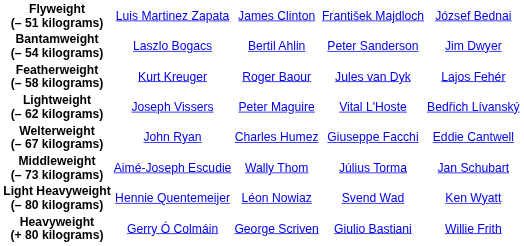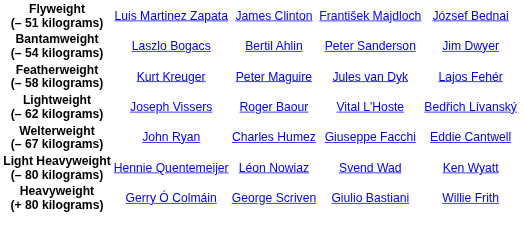(277, 76) Roger Baour -> (274, 76) Peter Maguire
(277, 107) Peter Maguire -> (274, 107) Roger Baour
- row: (57, 168)
